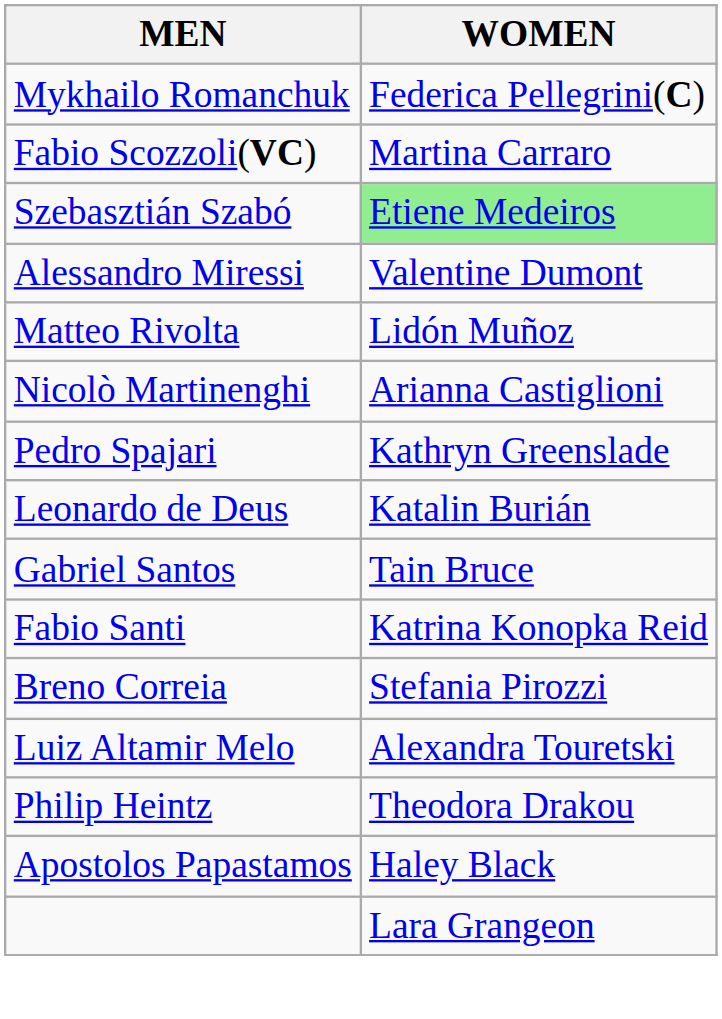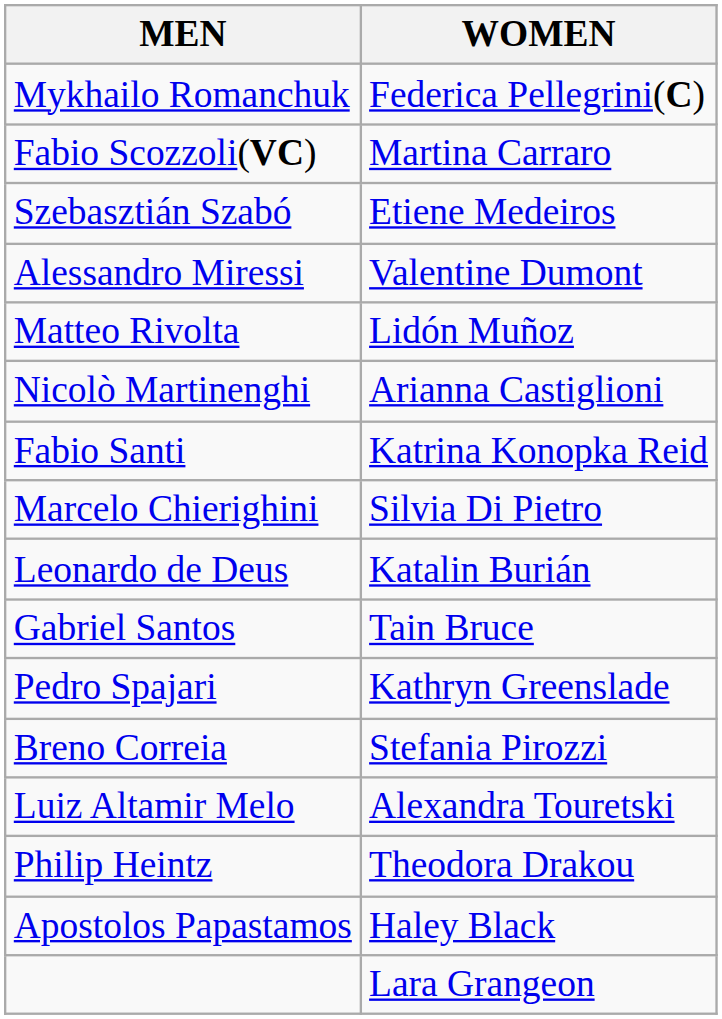(492, 212) lightgreen background -> (492, 212) no background
rows swapped: (100, 627) <-> (115, 449)
+ row: (166, 509)
